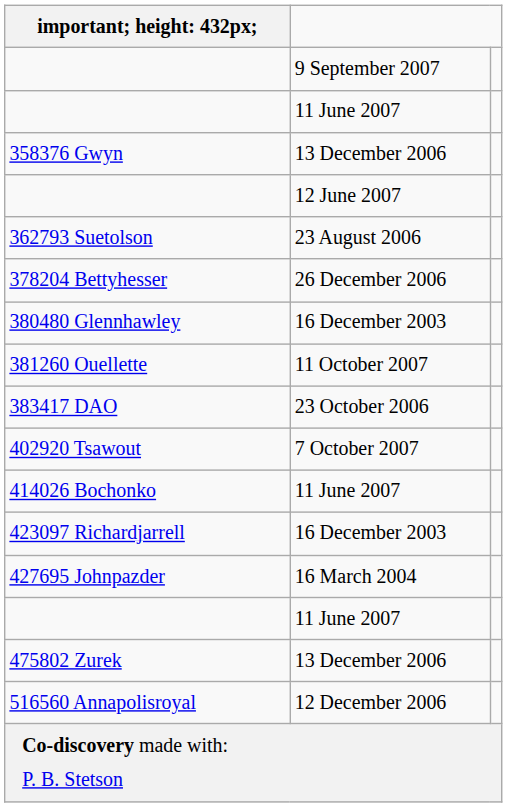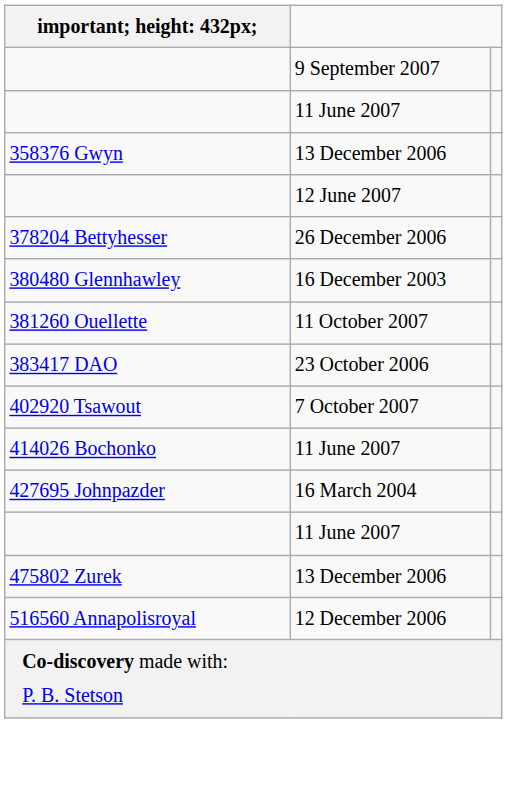- row: (81, 237)
- row: (97, 533)
